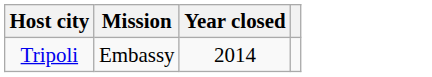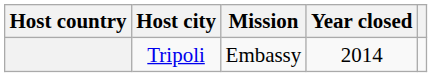+ column: (68, 21)
